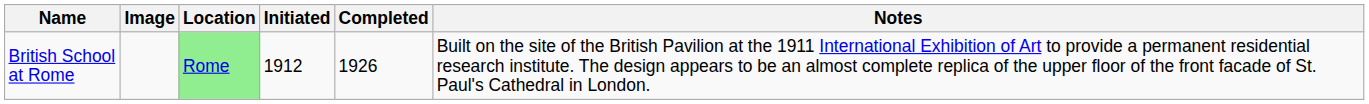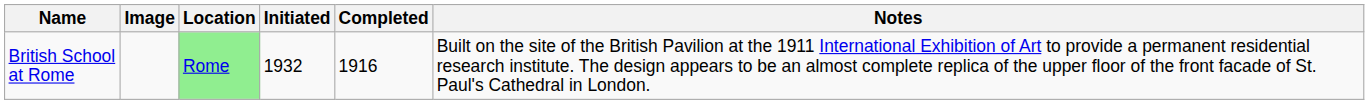(283, 65) 1912 -> (283, 65) 1932
(358, 65) 1926 -> (358, 65) 1916
